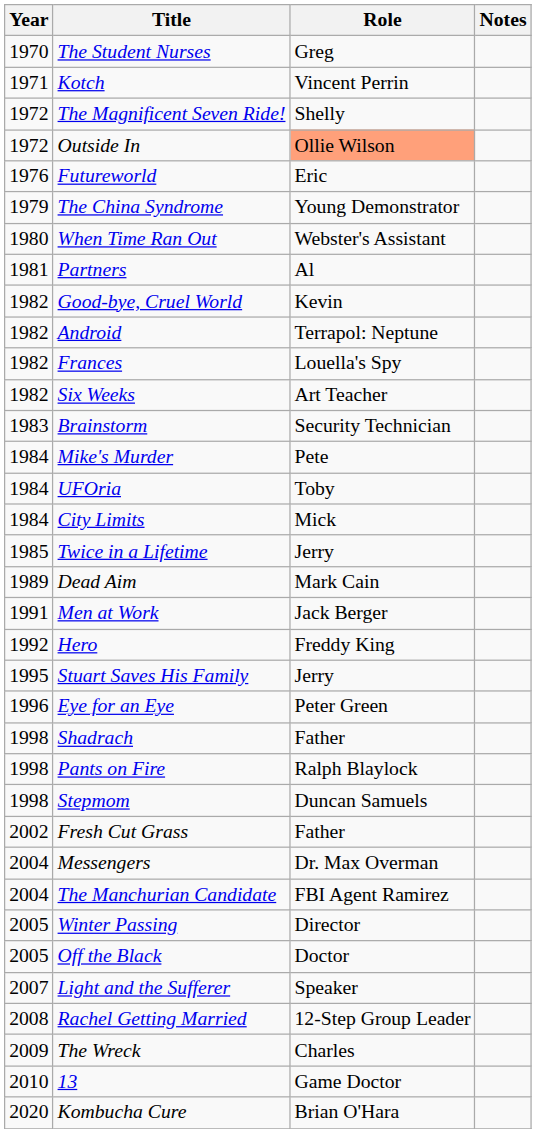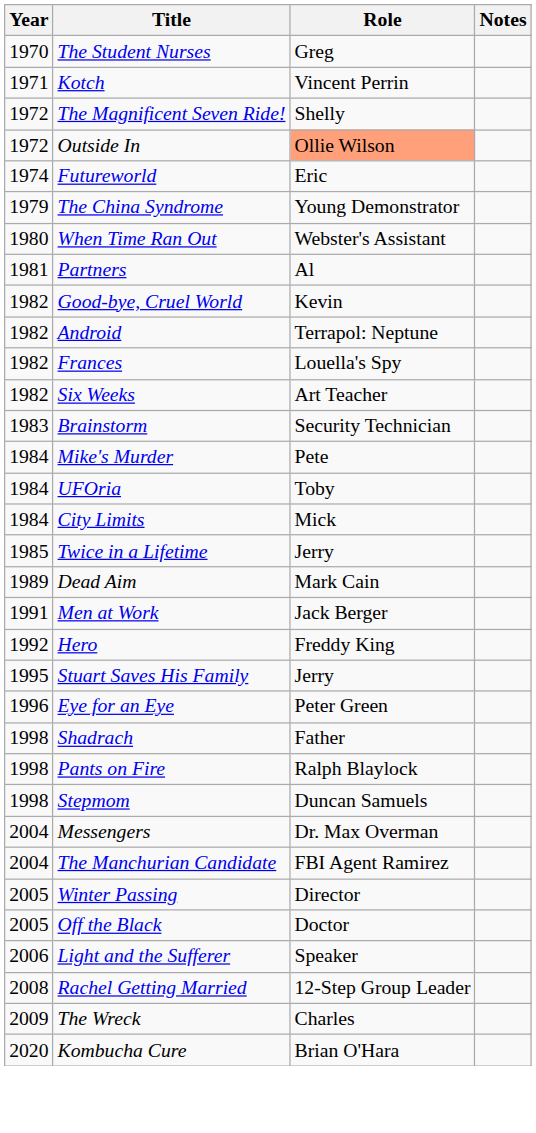(29, 176) 1976 -> (29, 176) 1974
- row: (123, 831)
(29, 987) 2007 -> (29, 956) 2006
- row: (67, 1081)
